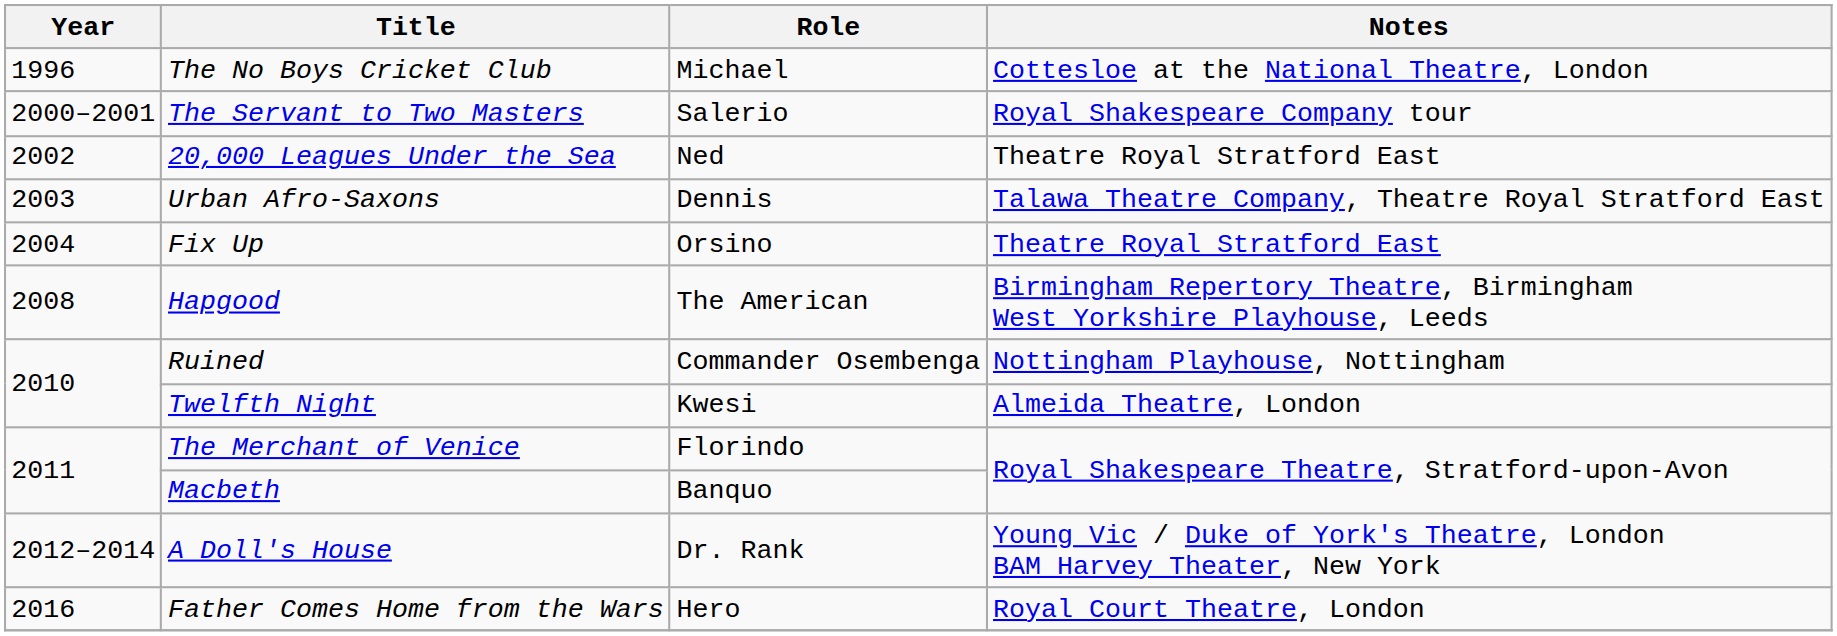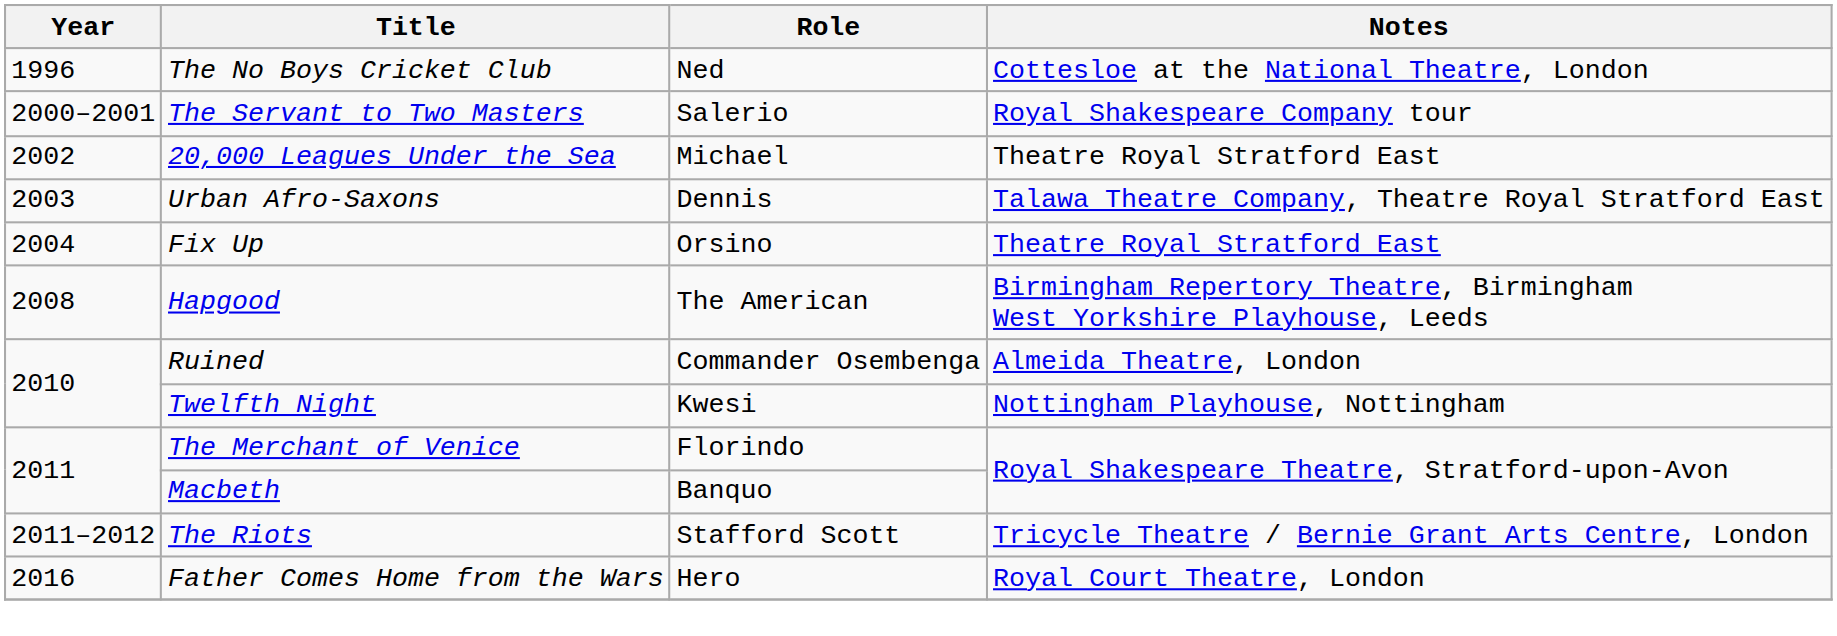(732, 70) Michael -> (700, 70) Ned
(700, 157) Ned -> (732, 157) Michael
(1249, 362) Nottingham Playhouse, Nottingham -> (1177, 362) Almeida Theatre, London
(1177, 405) Almeida Theatre, London -> (1249, 405) Nottingham Playhouse, Nottingham
+ row: (240, 535)
- row: (280, 551)
